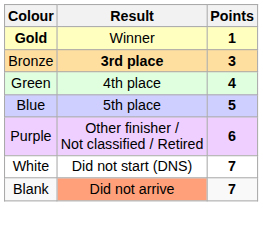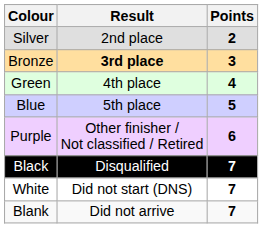- row: (31, 38)
+ row: (31, 38)
+ row: (31, 166)
(132, 189) lightsalmon background -> (132, 211) no background
